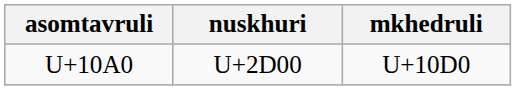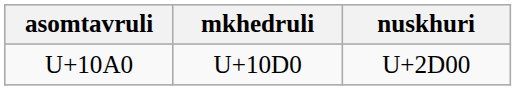columns swapped: (258, 24) <-> (426, 24)
